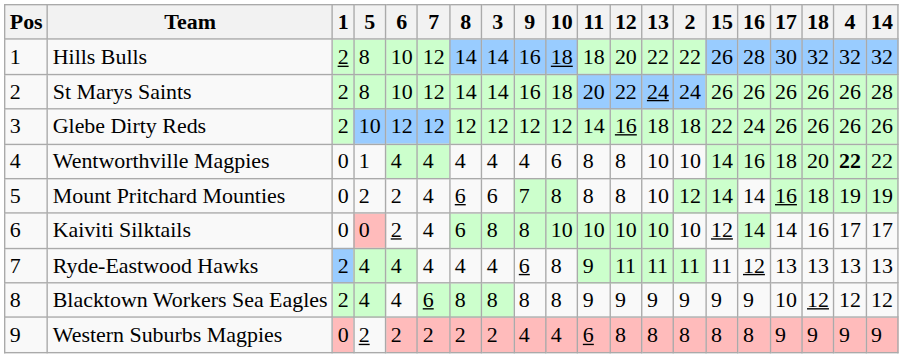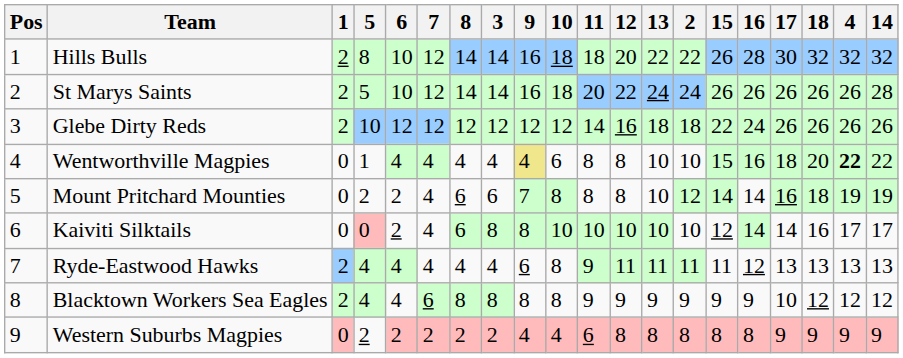(364, 91) 8 -> (364, 91) 5
(524, 160) no background -> (524, 160) khaki background
(722, 160) 14 -> (722, 160) 15
